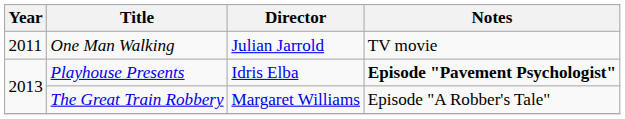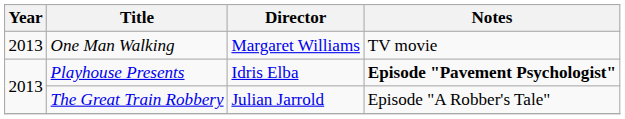(25, 45) 2011 -> (26, 45) 2013
(278, 45) Julian Jarrold -> (296, 45) Margaret Williams
(296, 99) Margaret Williams -> (278, 99) Julian Jarrold
